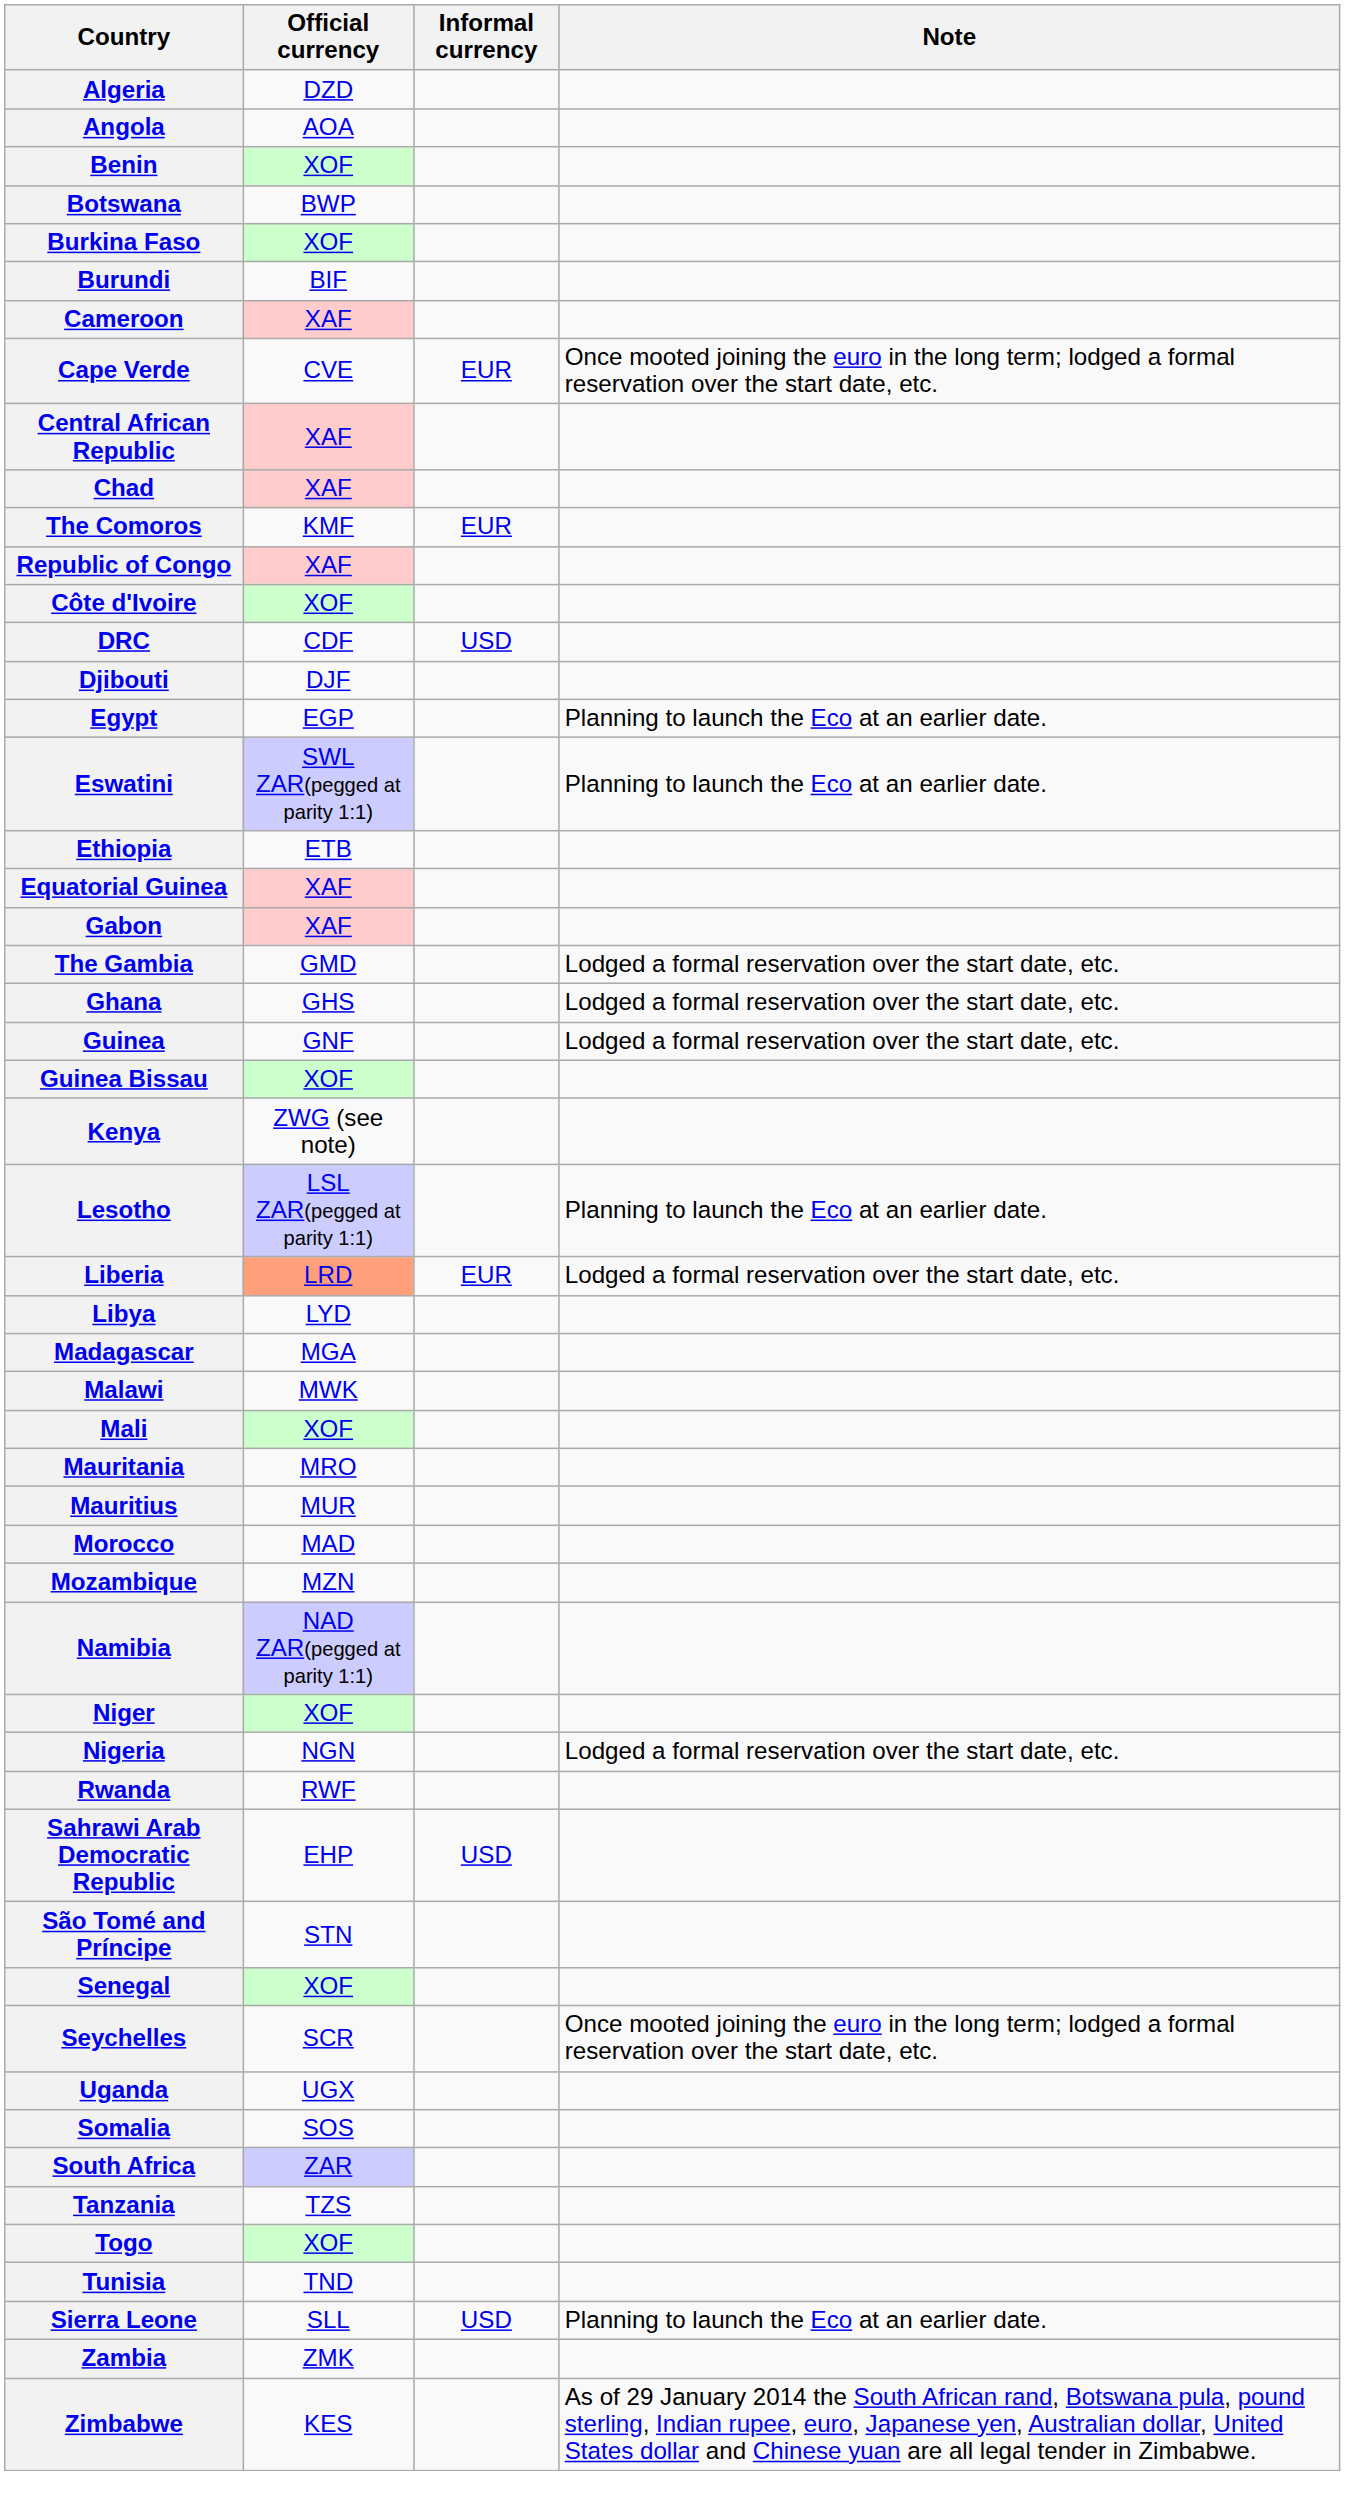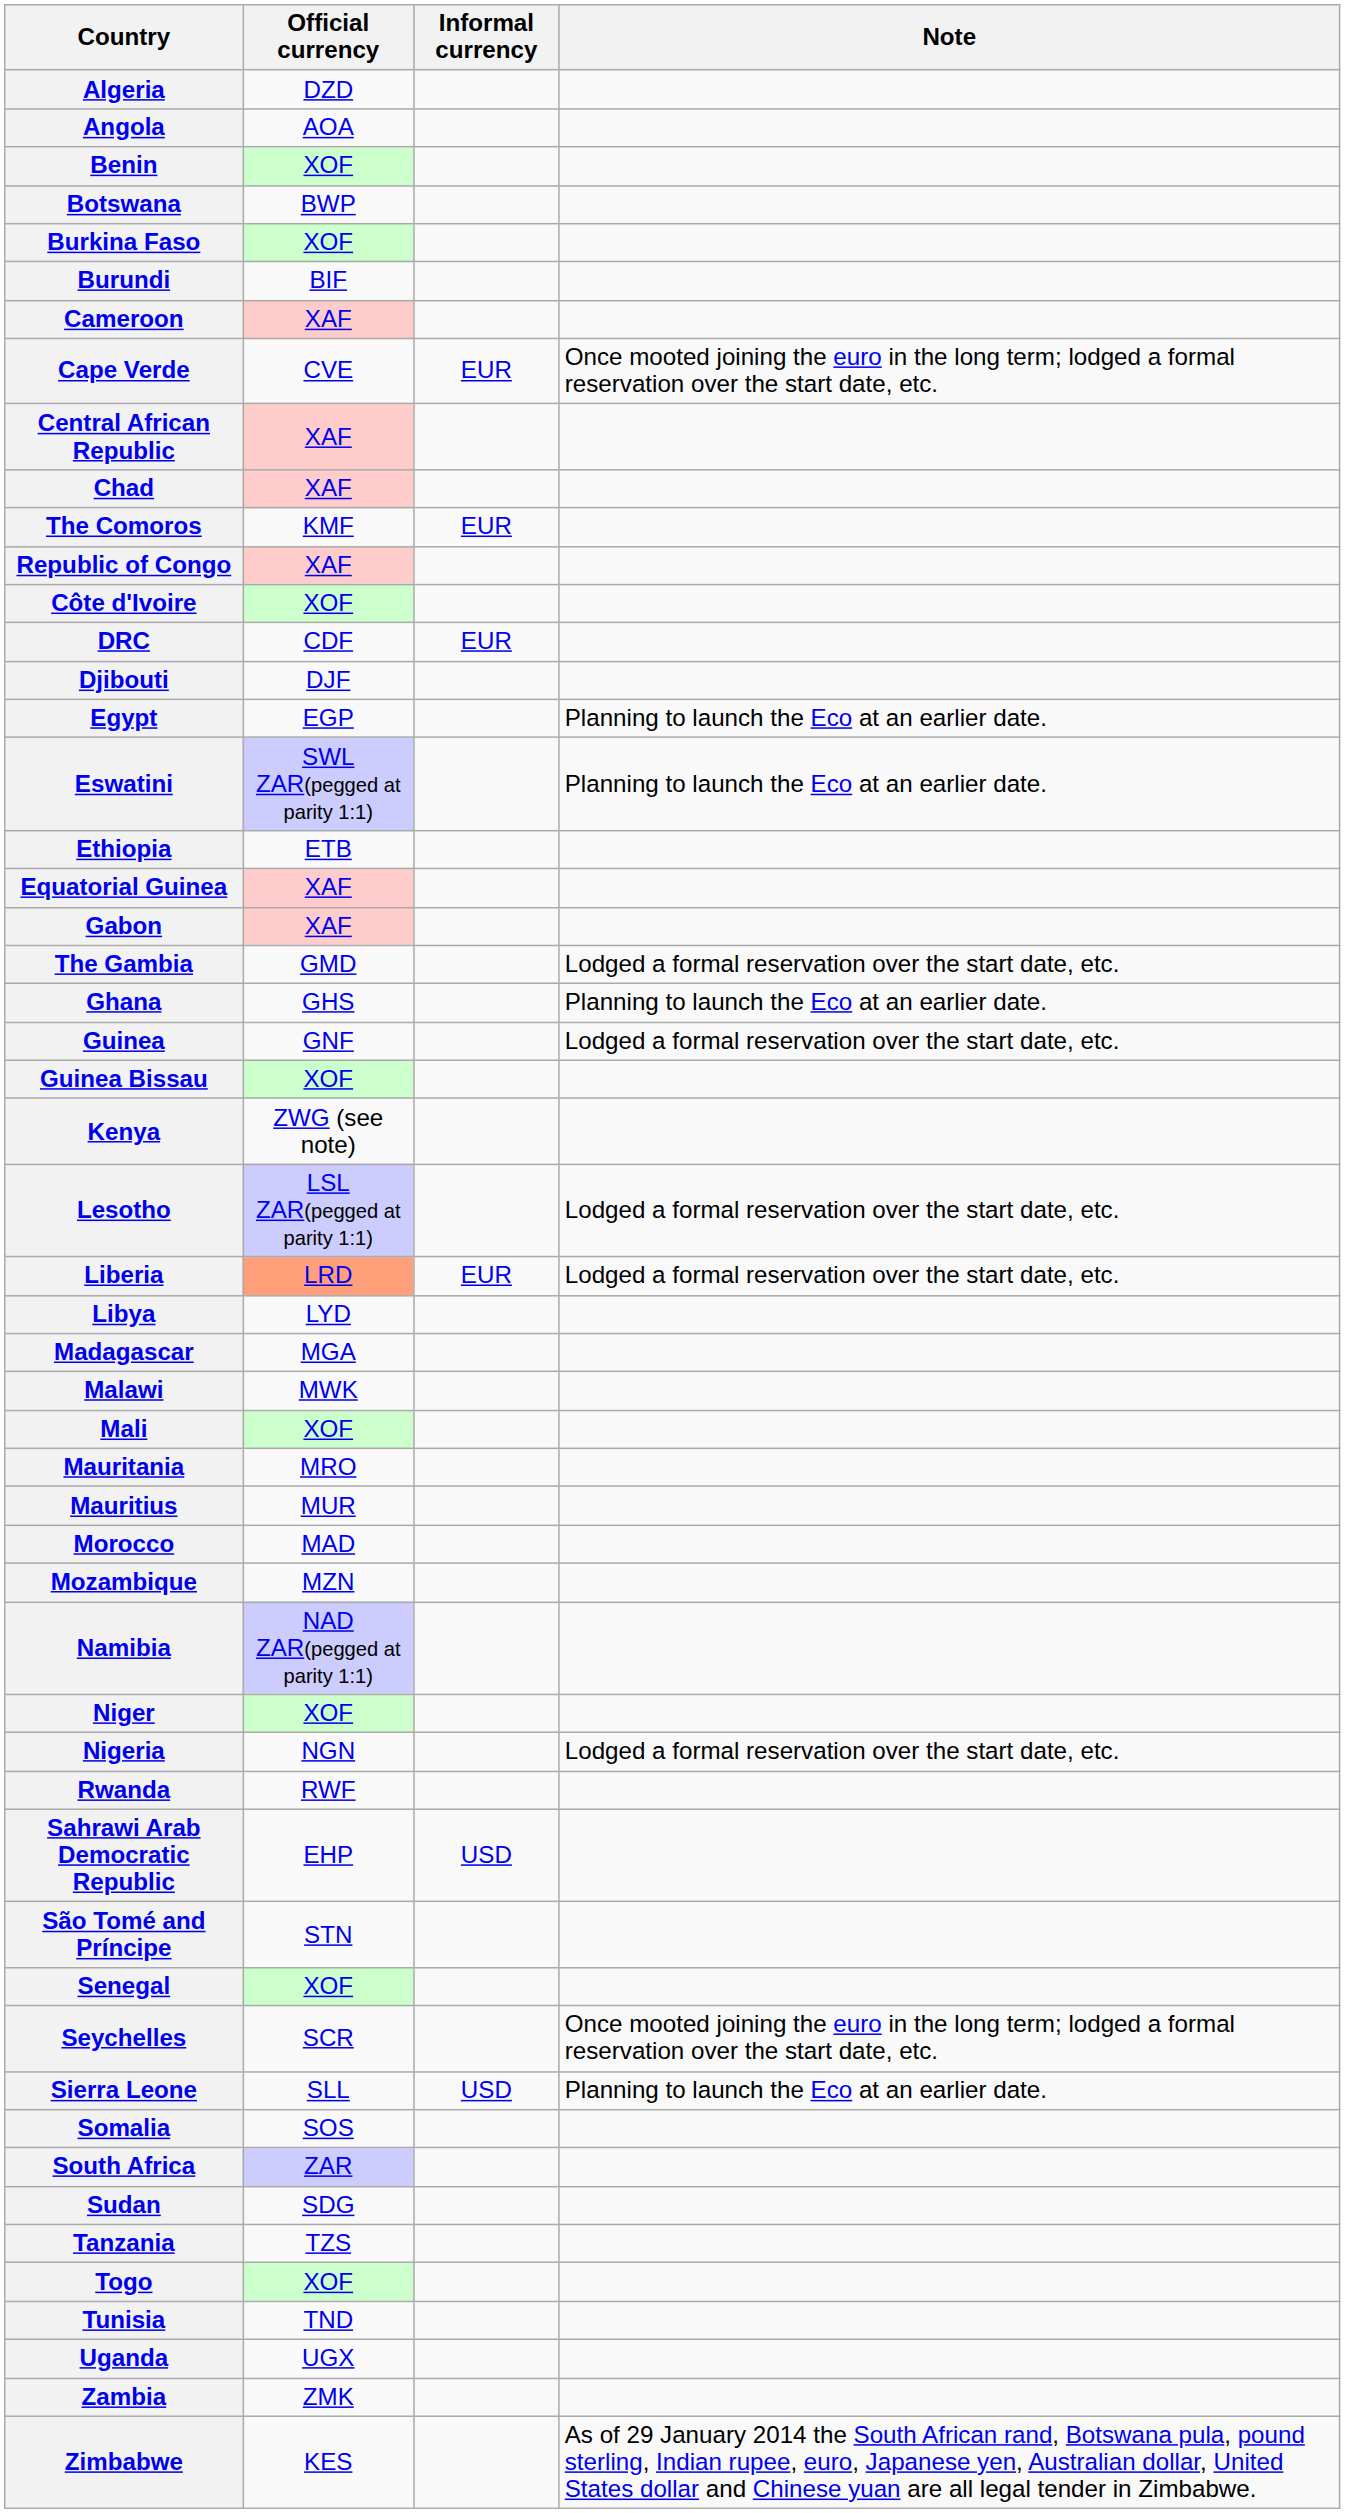(486, 641) USD -> (486, 641) EUR
(842, 1002) Lodged a formal reservation over the start date, etc. -> (806, 1002) Planning to launch the Eco at an earlier date.
(806, 1210) Planning to launch the Eco at an earlier date. -> (842, 1210) Lodged a formal reservation over the start date, etc.
rows swapped: (124, 2319) <-> (124, 2090)
+ row: (124, 2205)
